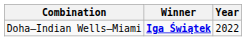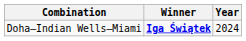(227, 28) 2022 -> (227, 28) 2024
